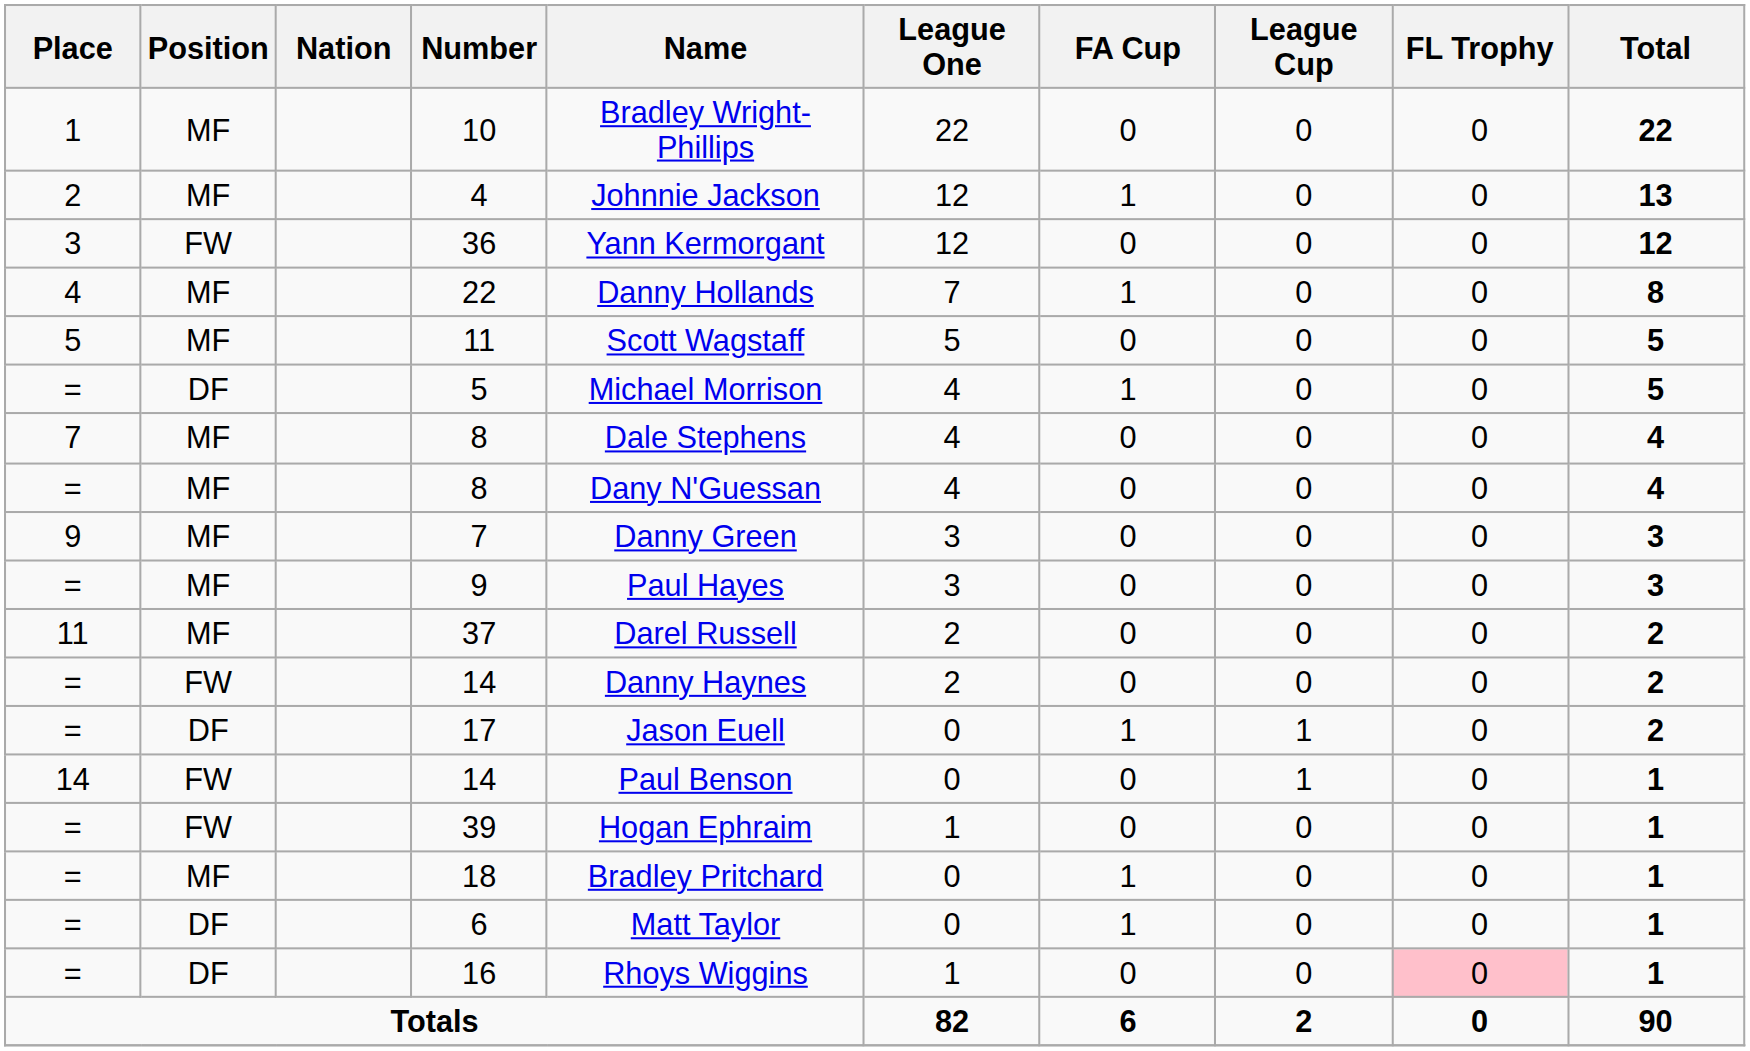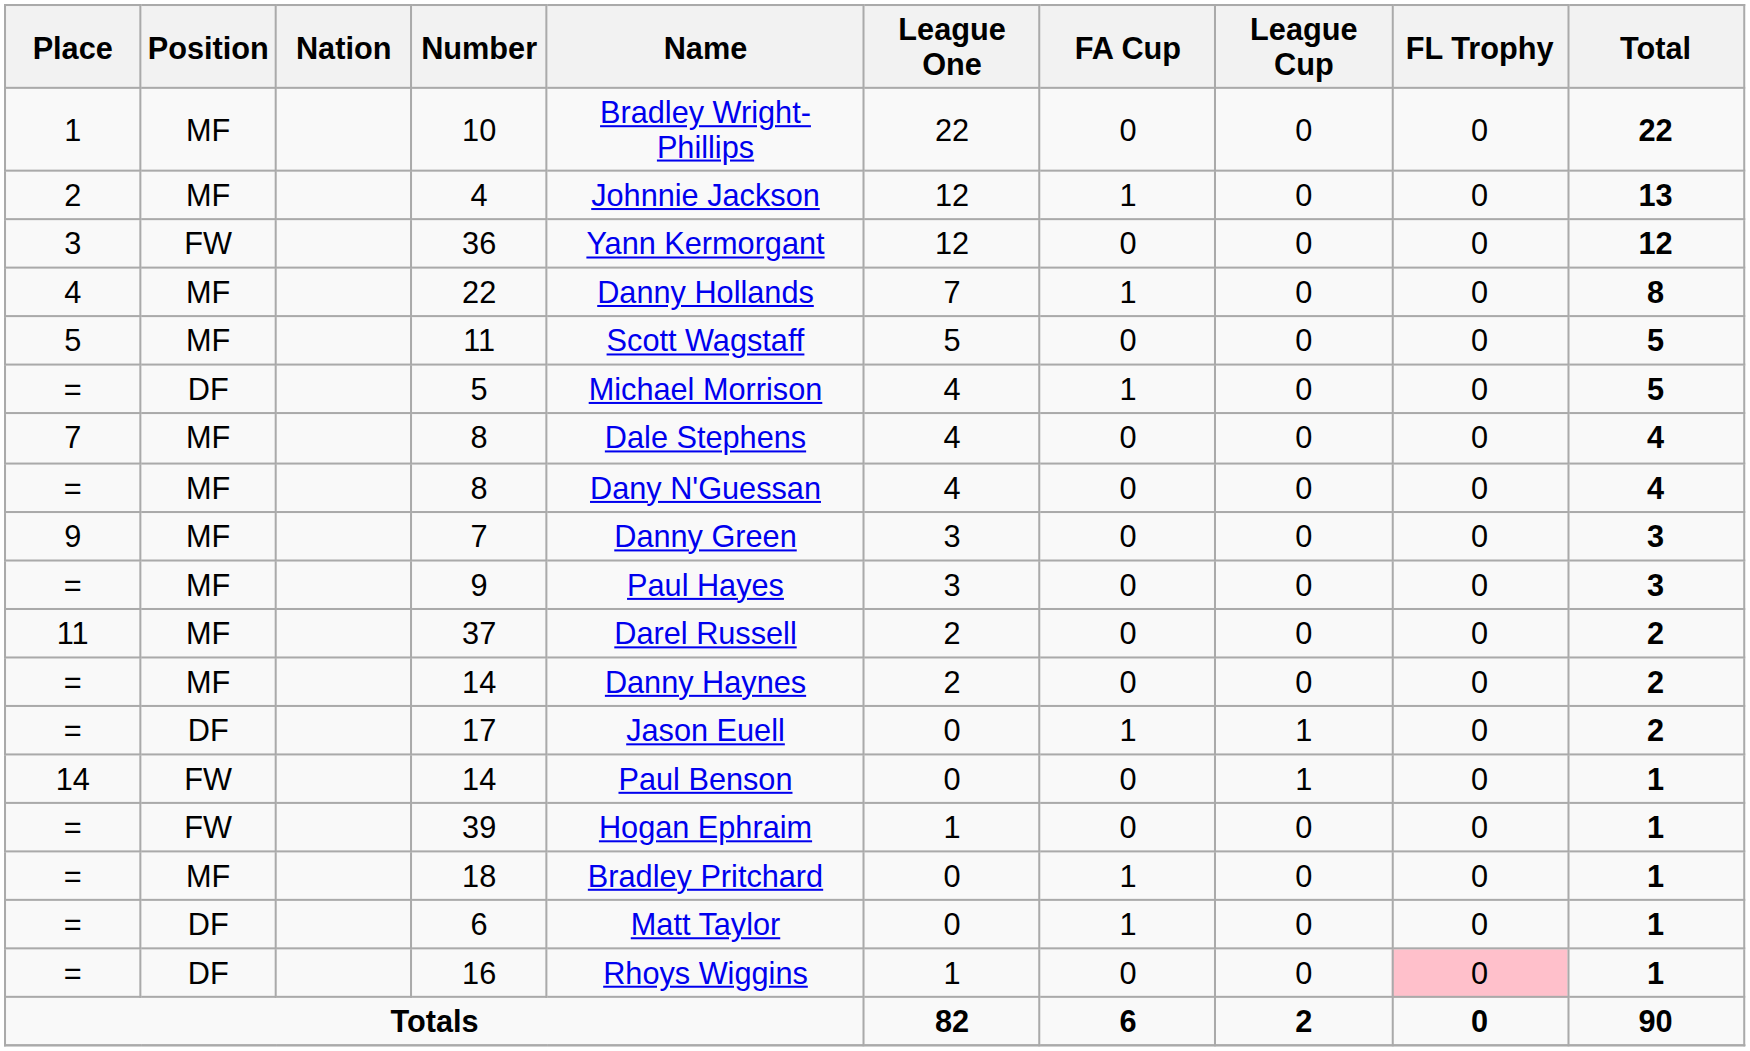(208, 681) FW -> (208, 681) MF
